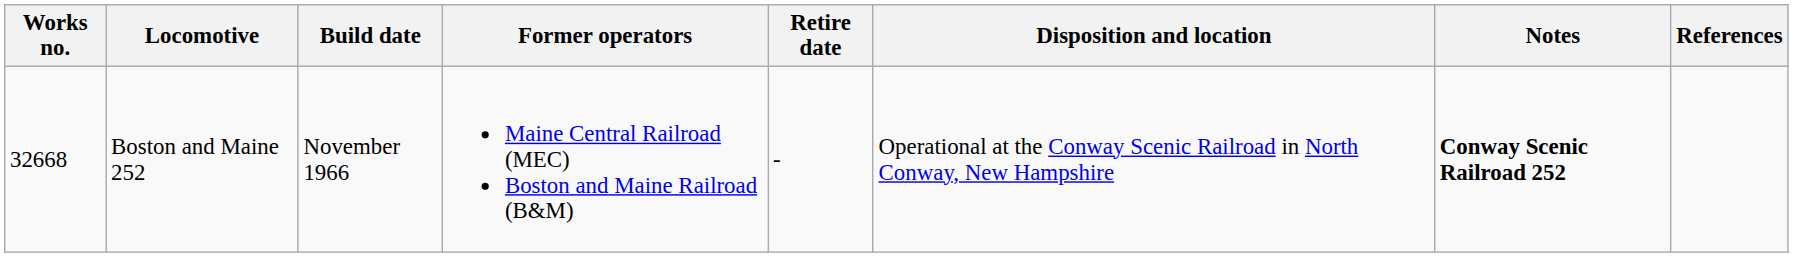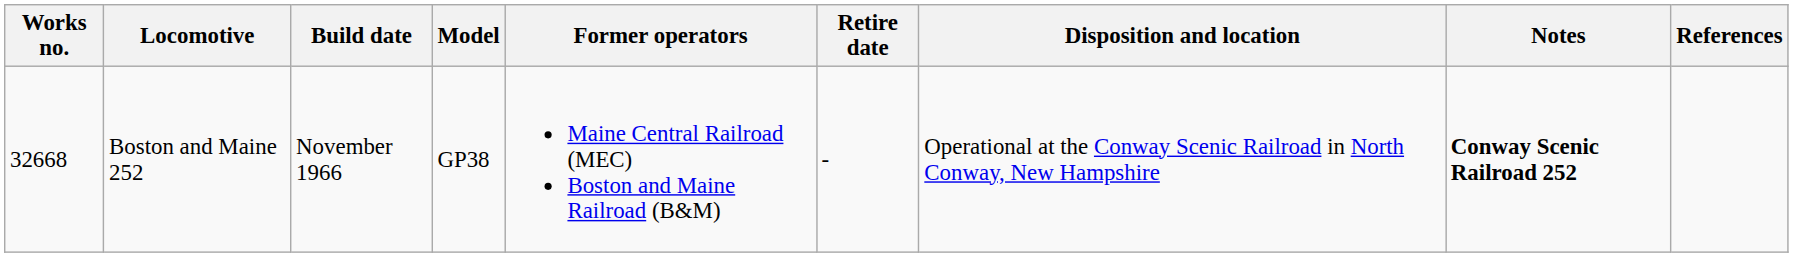+ column: (469, 35)
